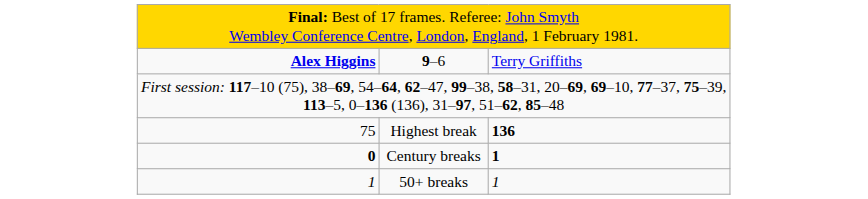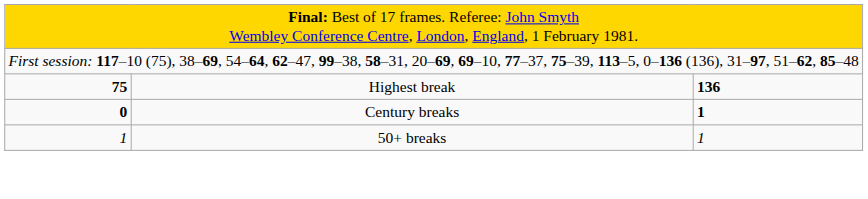- row: (434, 61)
(368, 130) normal -> (119, 86) bold
